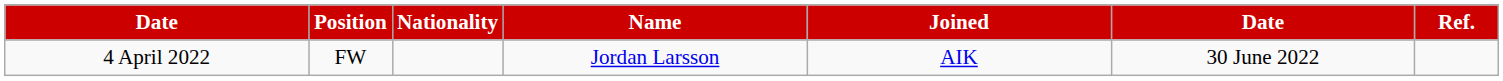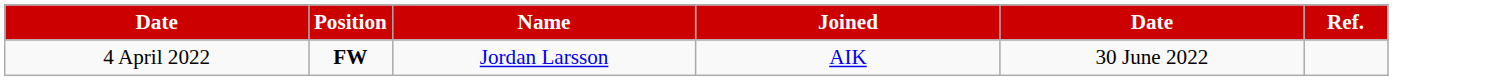- column: (448, 22)
(350, 57) normal -> (350, 57) bold
